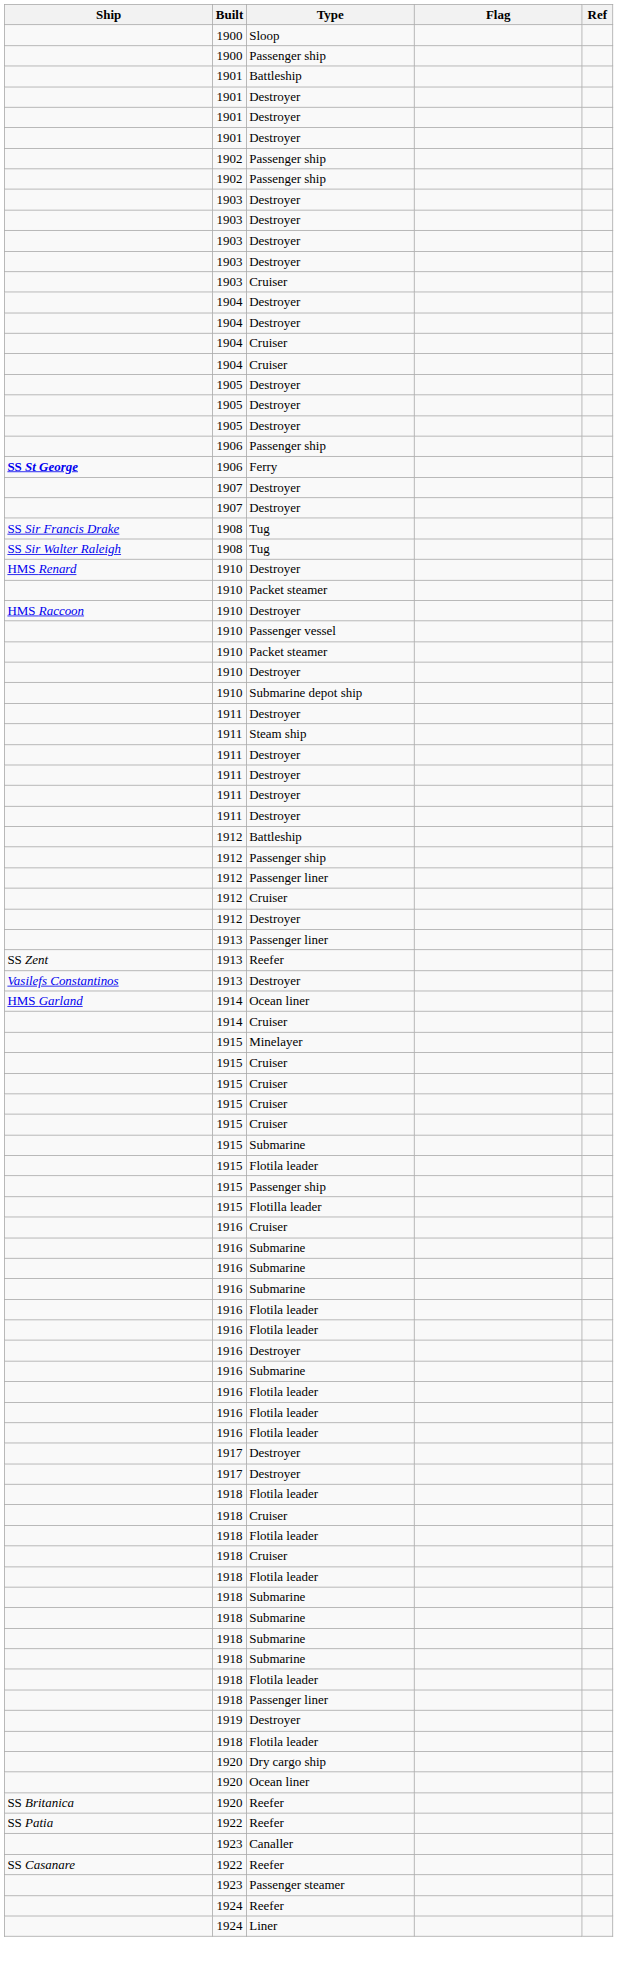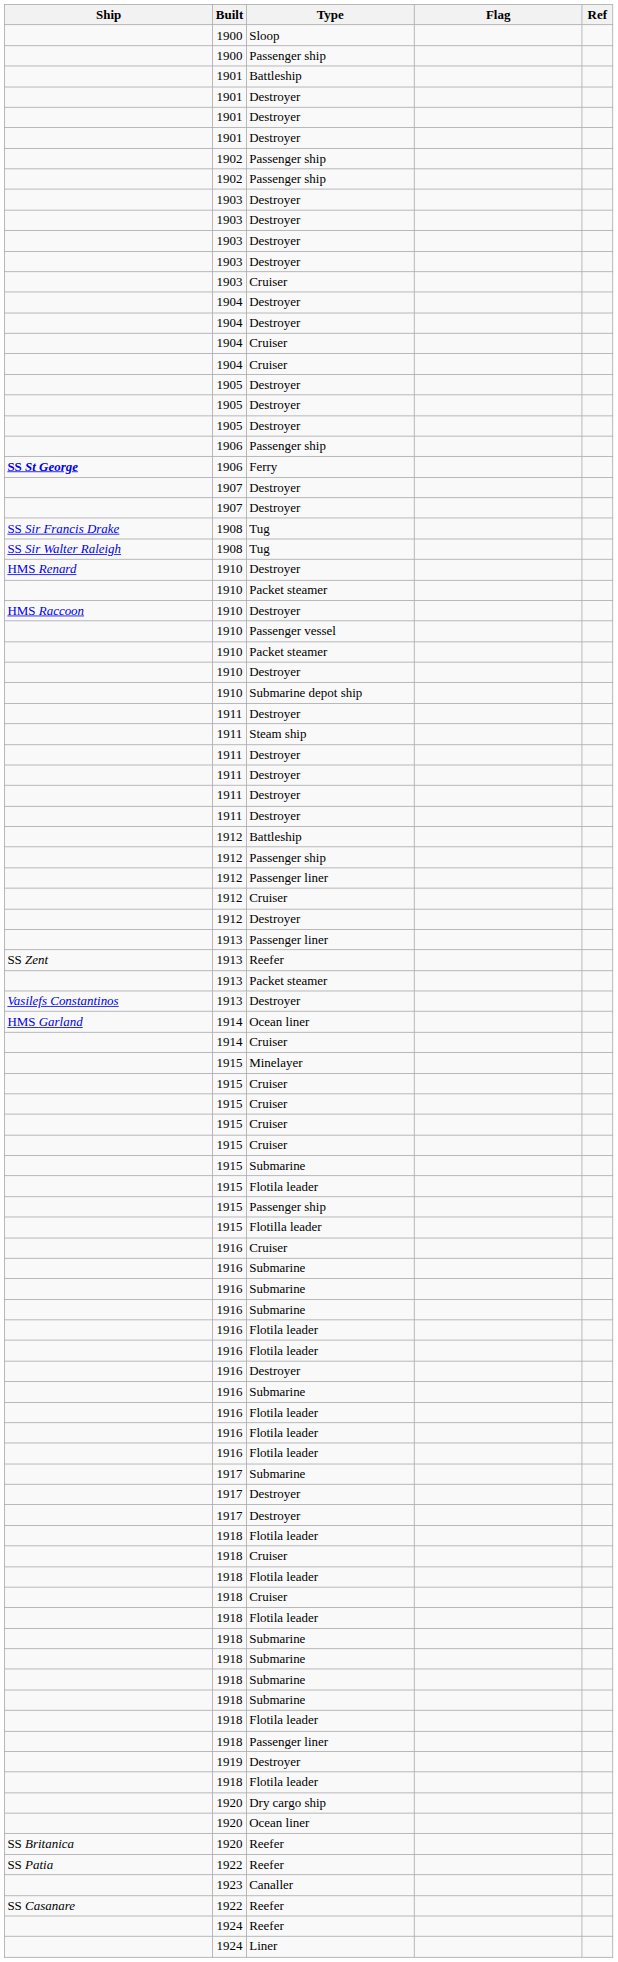+ row: (230, 980)
+ row: (230, 1474)
- row: (230, 1885)
